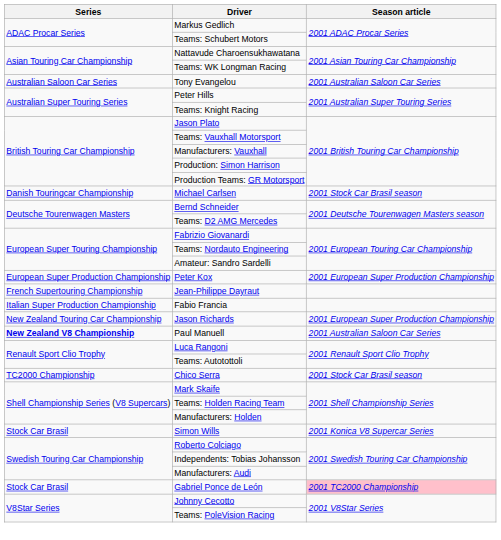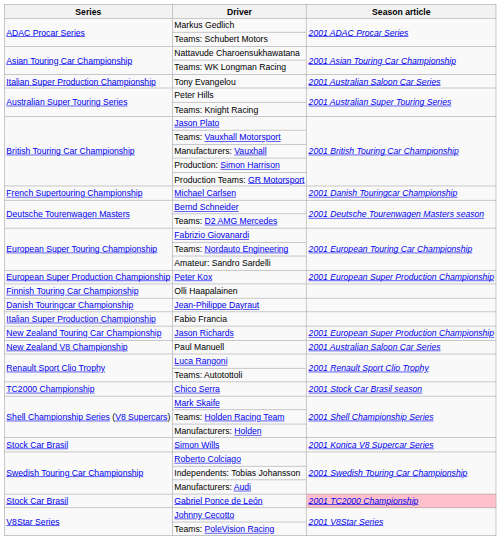(62, 81) Australian Saloon Car Series -> (81, 81) Italian Super Production Championship
(70, 193) Danish Touringcar Championship -> (74, 193) French Supertouring Championship
(365, 193) 2001 Stock Car Brasil season -> (383, 193) 2001 Danish Touringcar Championship
+ row: (206, 291)
(74, 291) French Supertouring Championship -> (70, 305) Danish Touringcar Championship
(70, 333) bold -> (67, 347) normal
